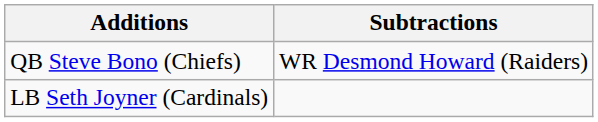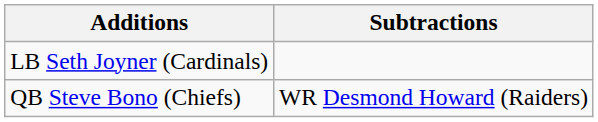rows swapped: (125, 60) <-> (139, 97)
